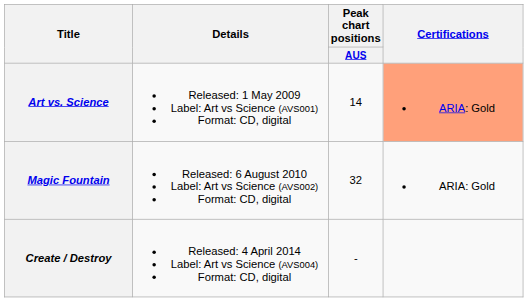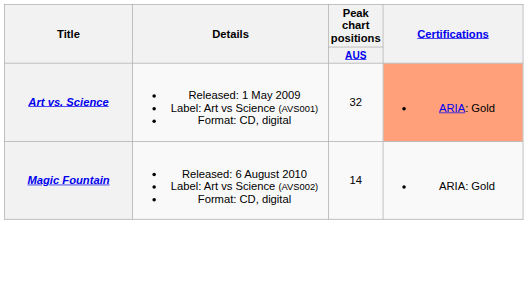(356, 102) 14 -> (356, 102) 32
(356, 180) 32 -> (356, 180) 14
- row: (69, 258)
